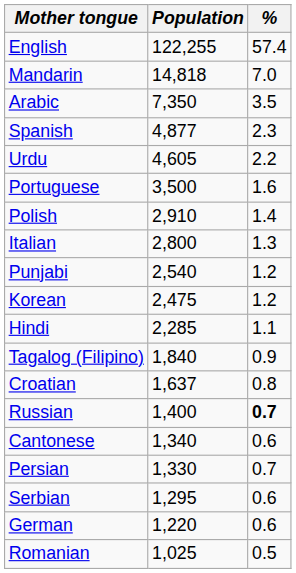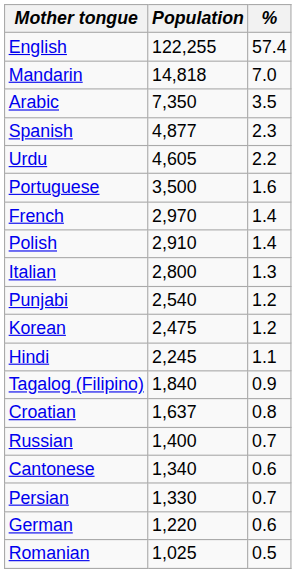+ row: (36, 215)
(174, 328) 2,285 -> (174, 356) 2,245
(264, 412) bold -> (264, 441) normal
- row: (39, 497)
